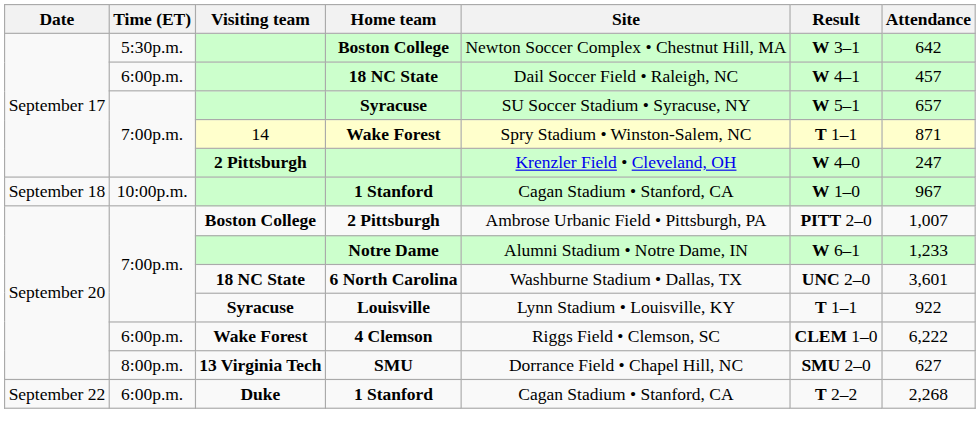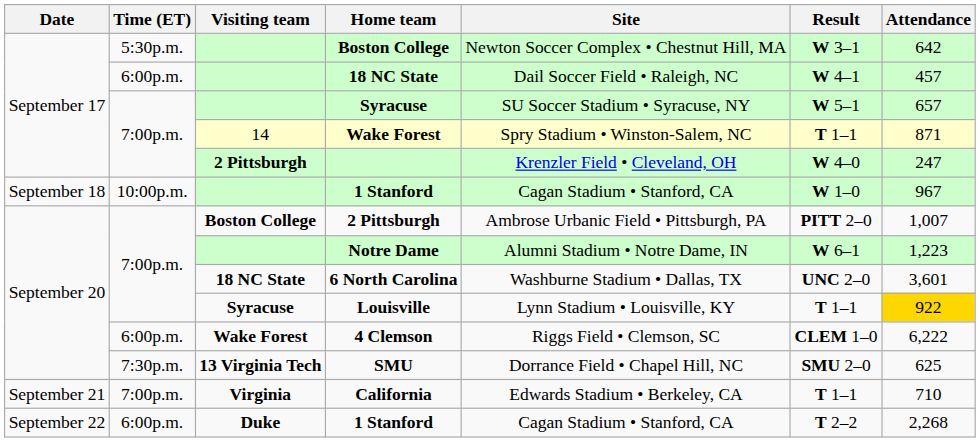(928, 249) 1,233 -> (928, 249) 1,223
(928, 307) no background -> (928, 307) gold background
(152, 364) 8:00p.m. -> (152, 364) 7:30p.m.
(928, 364) 627 -> (928, 364) 625
+ row: (260, 393)
